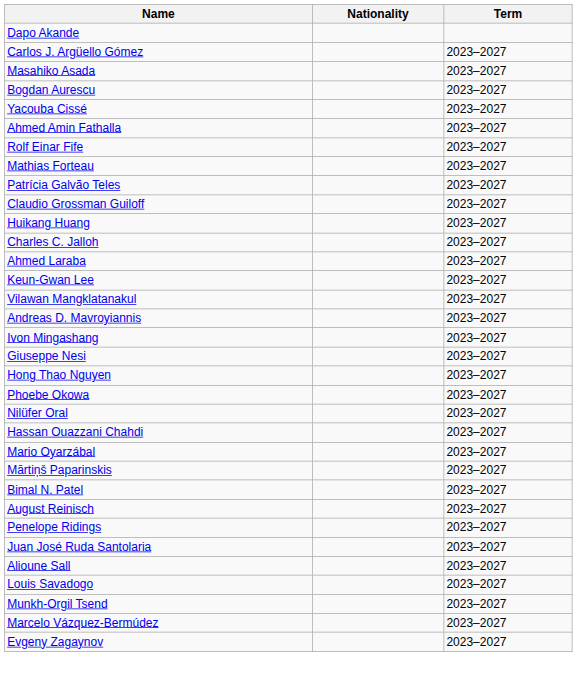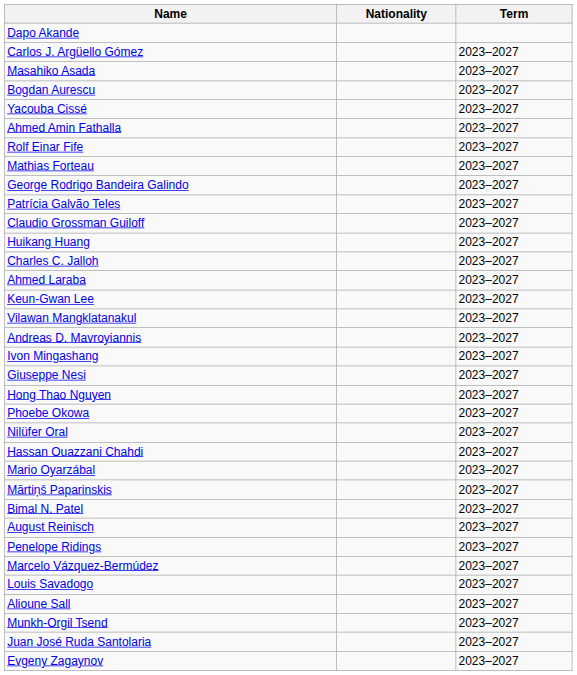+ row: (98, 185)
rows swapped: (79, 546) <-> (83, 623)
rows swapped: (39, 565) <-> (50, 584)
